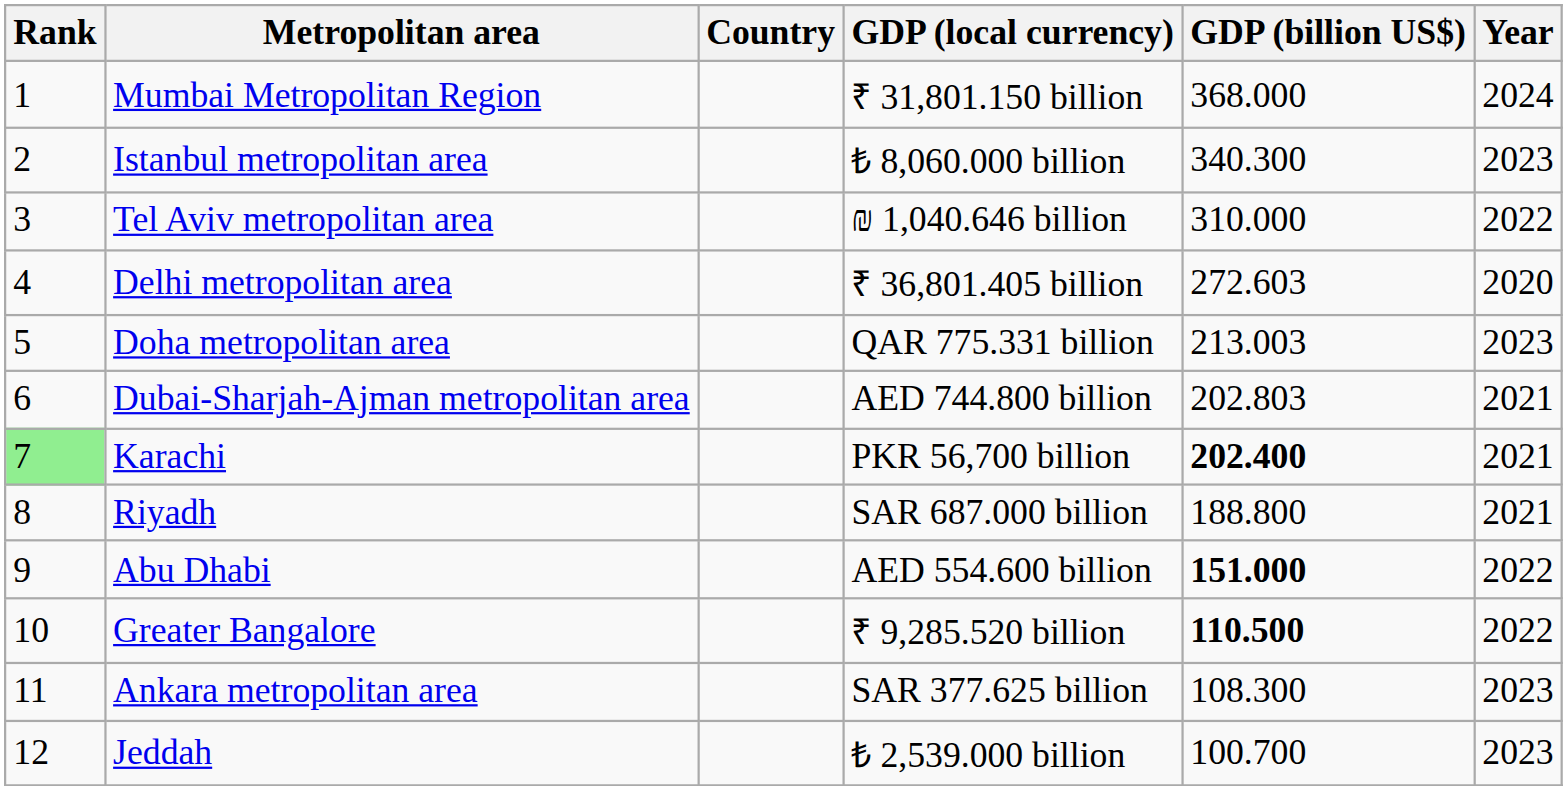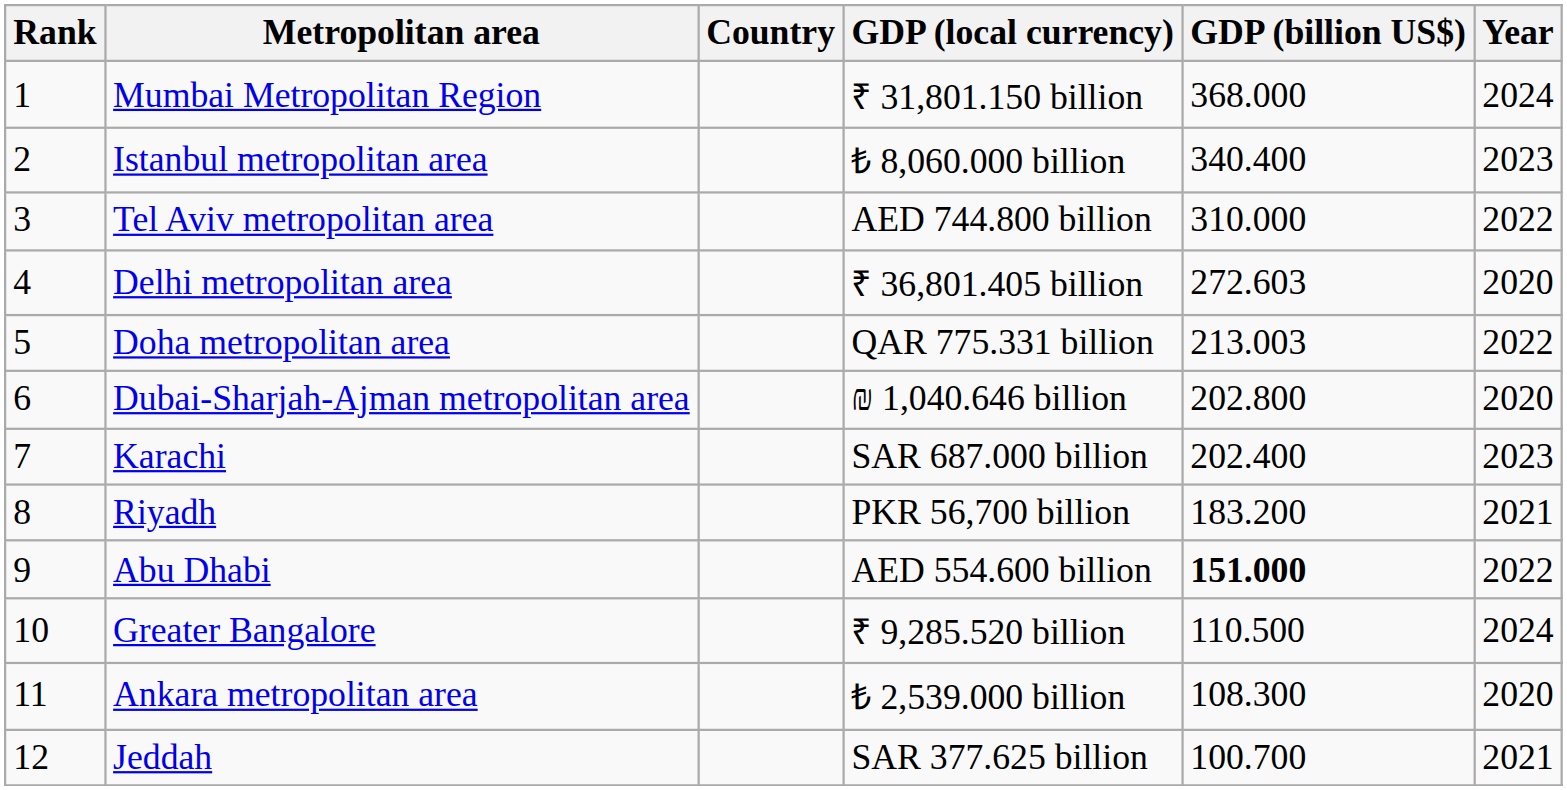(1248, 159) 340.300 -> (1248, 159) 340.400
(989, 220) ₪ 1,040.646 billion -> (1002, 220) AED 744.800 billion
(1518, 342) 2023 -> (1518, 342) 2022
(1002, 399) AED 744.800 billion -> (989, 399) ₪ 1,040.646 billion
(1248, 399) 202.803 -> (1248, 399) 202.800
(1518, 399) 2021 -> (1518, 399) 2020
(22, 455) lightgreen background -> (22, 455) no background
(991, 455) PKR 56,700 billion -> (1000, 455) SAR 687.000 billion
(1248, 455) bold -> (1248, 455) normal
(1518, 455) 2021 -> (1518, 455) 2023
(1000, 512) SAR 687.000 billion -> (991, 512) PKR 56,700 billion
(1248, 512) 188.800 -> (1248, 512) 183.200
(1247, 629) bold -> (1248, 629) normal
(1518, 629) 2022 -> (1518, 629) 2024
(1000, 690) SAR 377.625 billion -> (988, 697) ₺ 2,539.000 billion
(1518, 690) 2023 -> (1518, 695) 2020
(988, 754) ₺ 2,539.000 billion -> (1000, 756) SAR 377.625 billion
(1518, 751) 2023 -> (1518, 756) 2021
